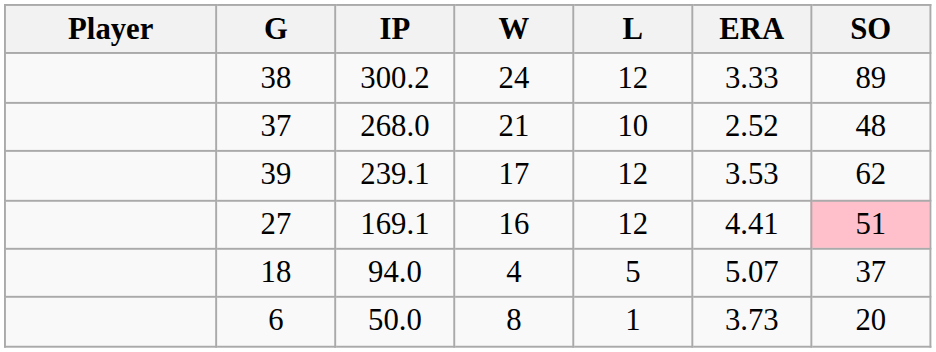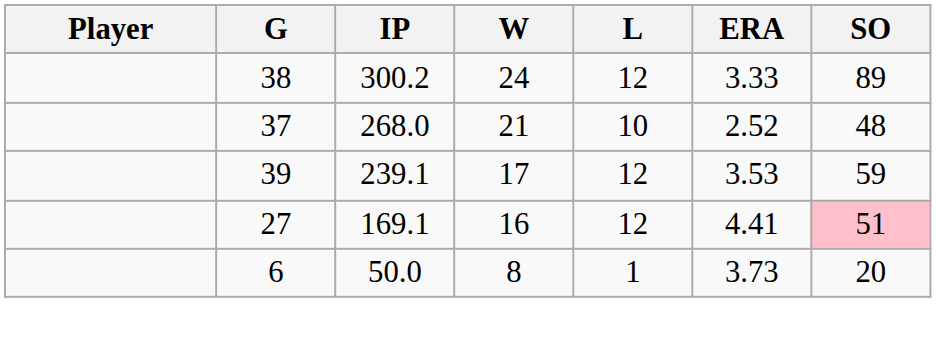(871, 175) 62 -> (871, 175) 59
- row: (276, 272)
